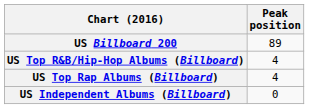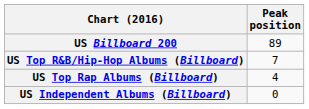(275, 60) 4 -> (275, 60) 7
